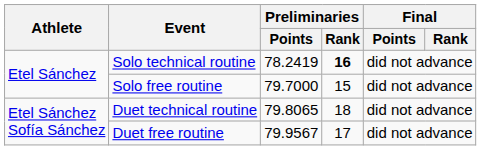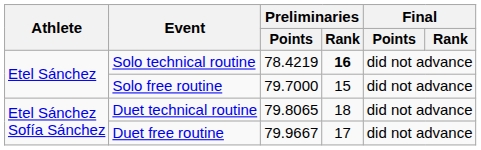(291, 63) 78.2419 -> (291, 63) 78.4219
(291, 134) 79.9567 -> (291, 134) 79.9667
